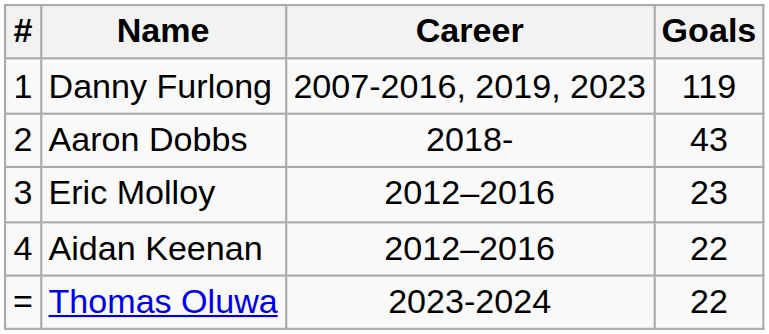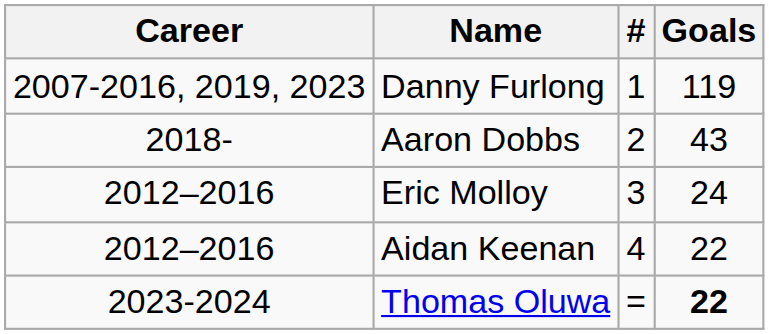columns swapped: (23, 31) <-> (470, 31)
(709, 193) 23 -> (709, 193) 24
(709, 301) normal -> (709, 301) bold
